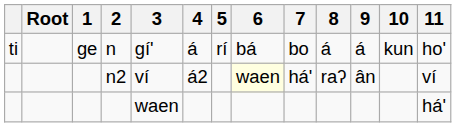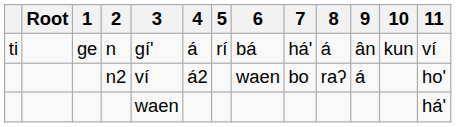(299, 48) bo -> (300, 48) há'
(360, 48) á -> (365, 48) ân
(434, 48) ho' -> (429, 48) ví
(258, 77) lightyellow background -> (258, 77) no background
(300, 77) há' -> (299, 77) bo
(365, 77) ân -> (360, 77) á
(429, 77) ví -> (434, 77) ho'
